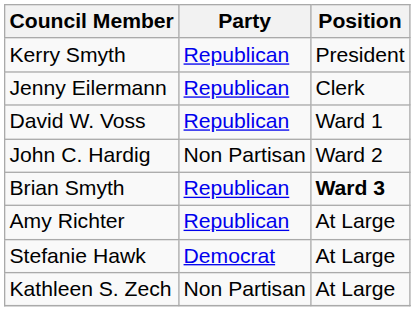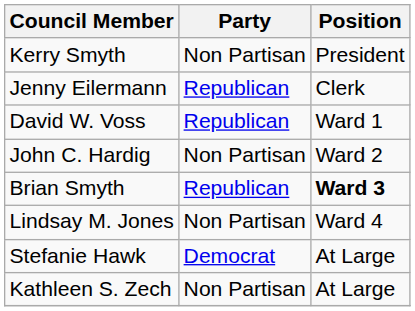(236, 54) Republican -> (245, 54) Non Partisan
+ row: (92, 222)
- row: (67, 222)
